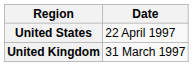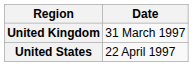rows swapped: (53, 52) <-> (53, 33)
